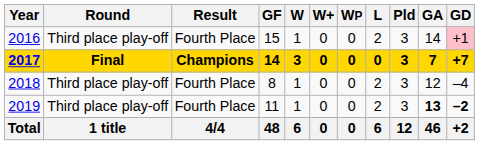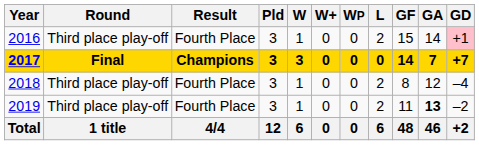columns swapped: (404, 15) <-> (272, 15)
(461, 106) bold -> (461, 106) normal
